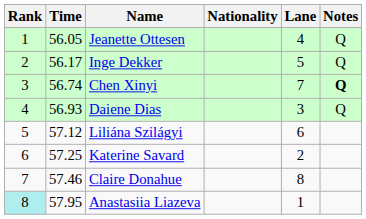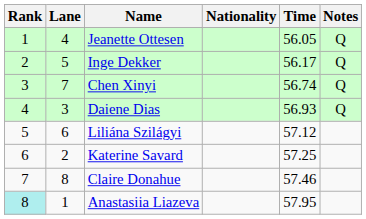columns swapped: (300, 16) <-> (66, 16)
(341, 86) bold -> (341, 86) normal
